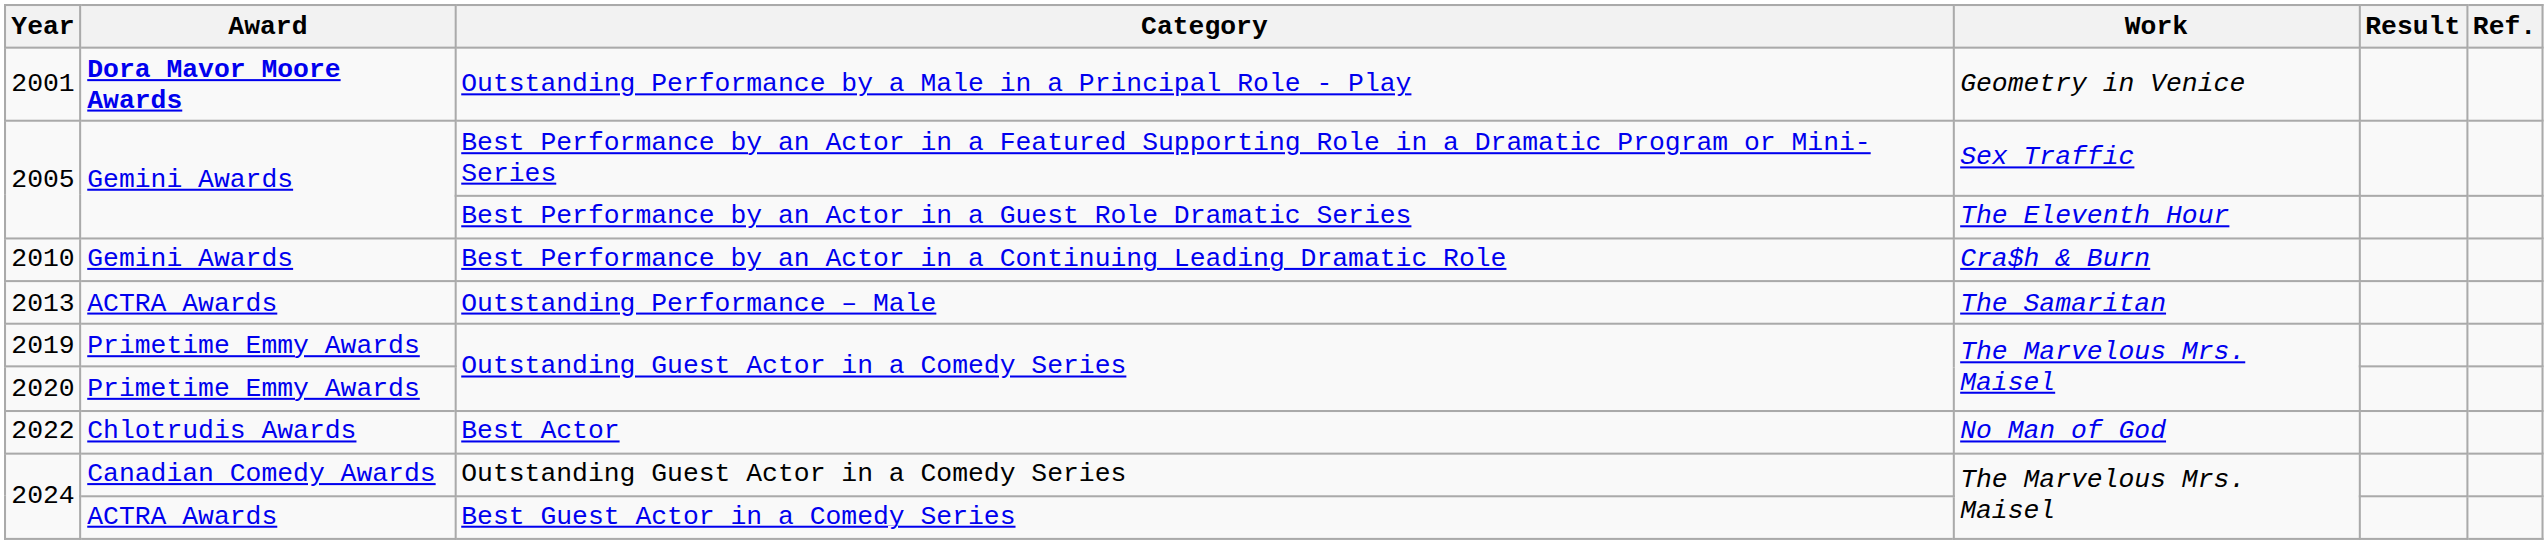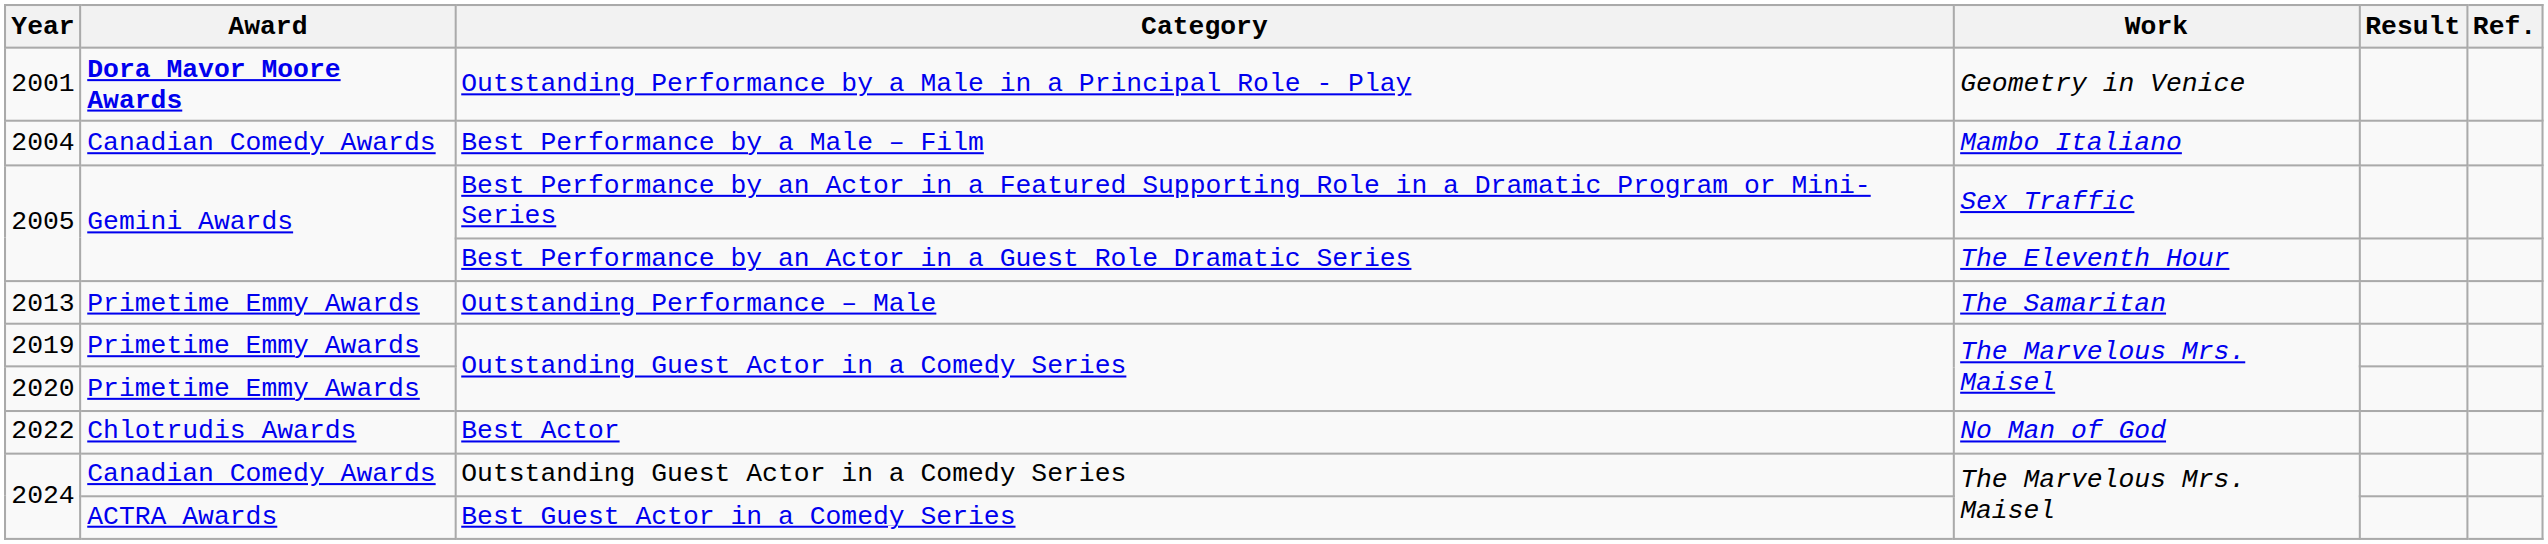+ row: (43, 143)
- row: (43, 259)
(182, 302) ACTRA Awards -> (254, 302) Primetime Emmy Awards
